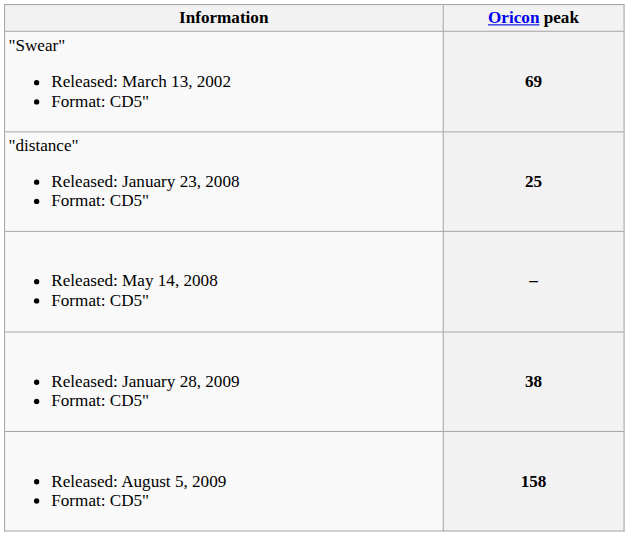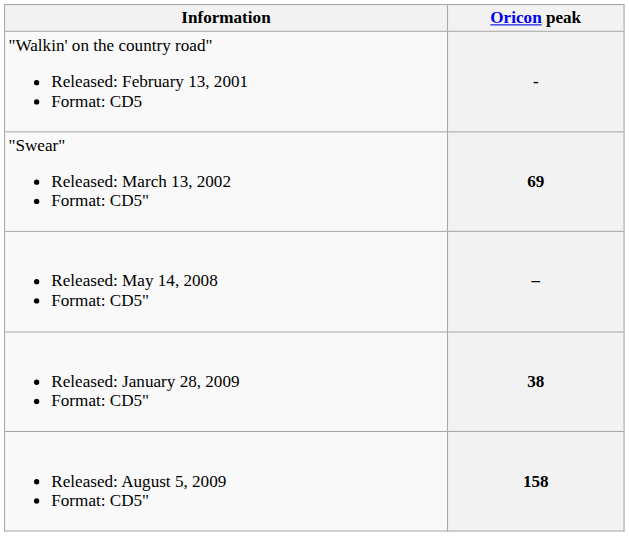+ row: (536, 81)
- row: (533, 181)
